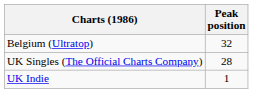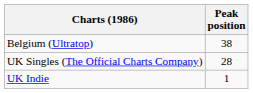(227, 43) 32 -> (227, 43) 38
